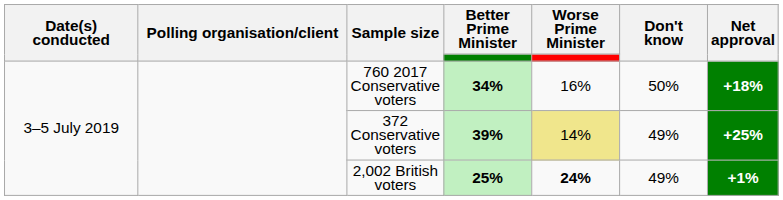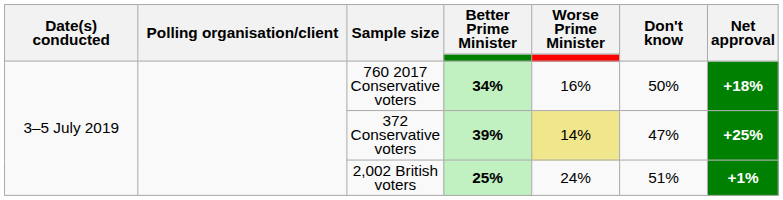(664, 135) 49% -> (664, 135) 47%
(576, 178) bold -> (576, 178) normal
(664, 178) 49% -> (664, 178) 51%
